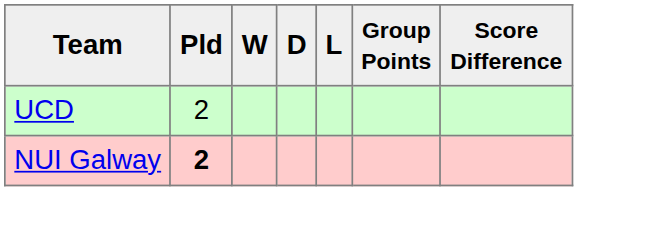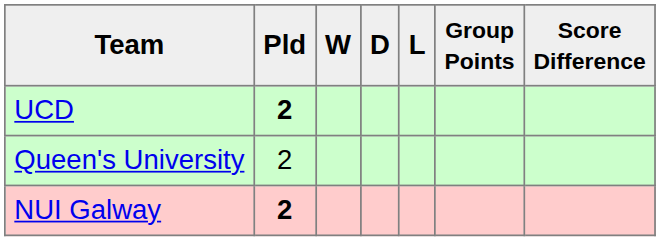(201, 110) normal -> (285, 110) bold
+ row: (129, 160)
